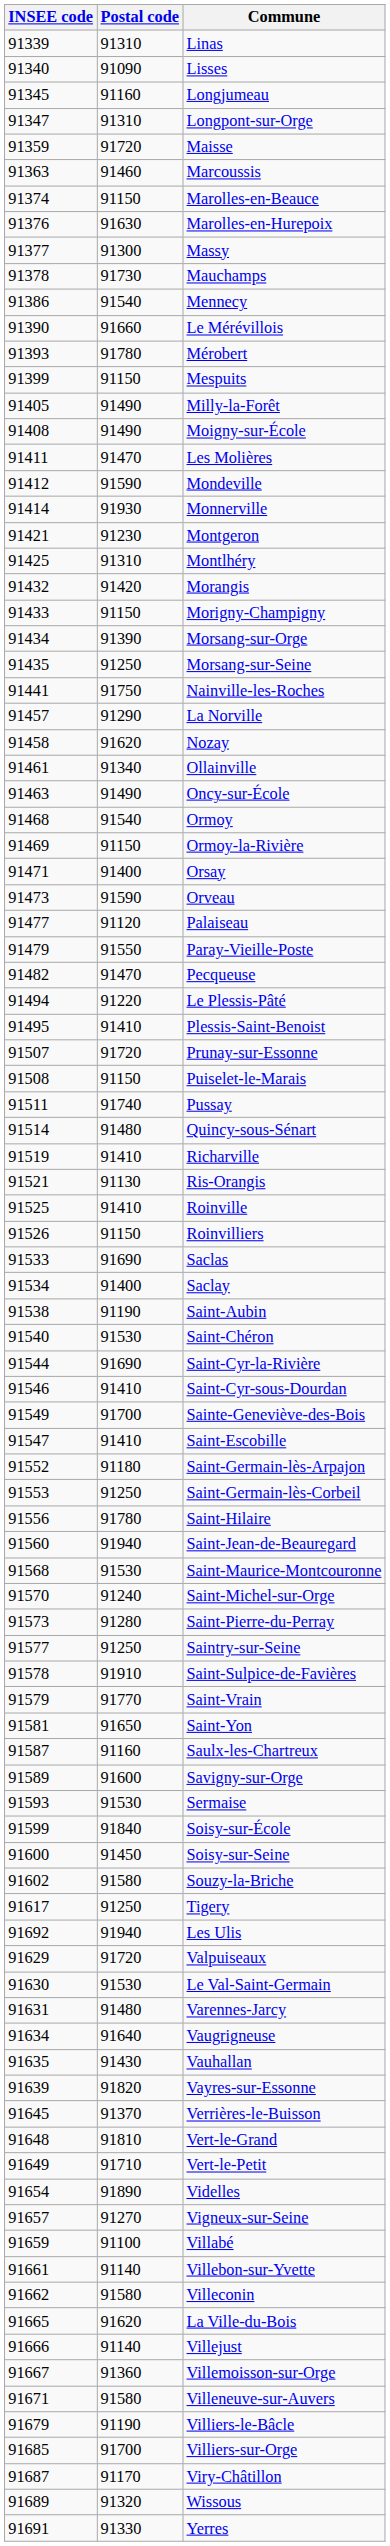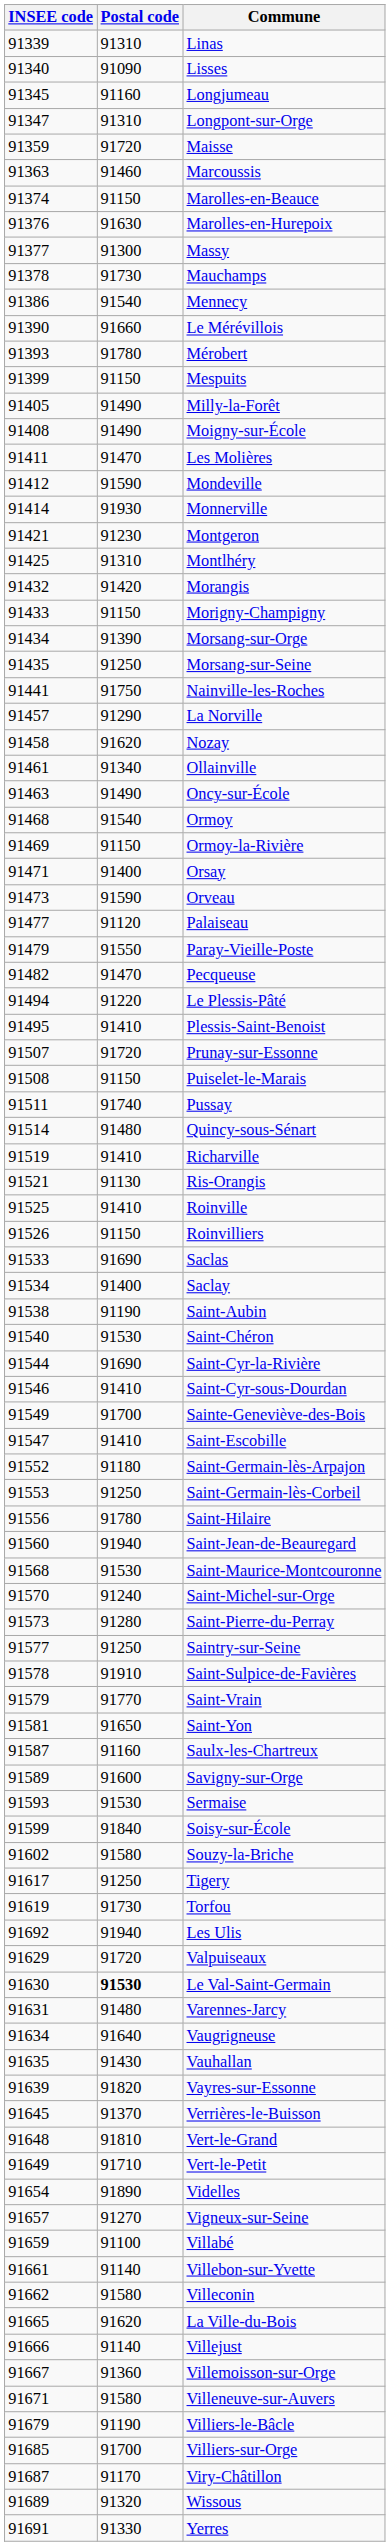- row: (238, 1855)
+ row: (209, 1906)
(121, 1984) normal -> (121, 1984) bold
